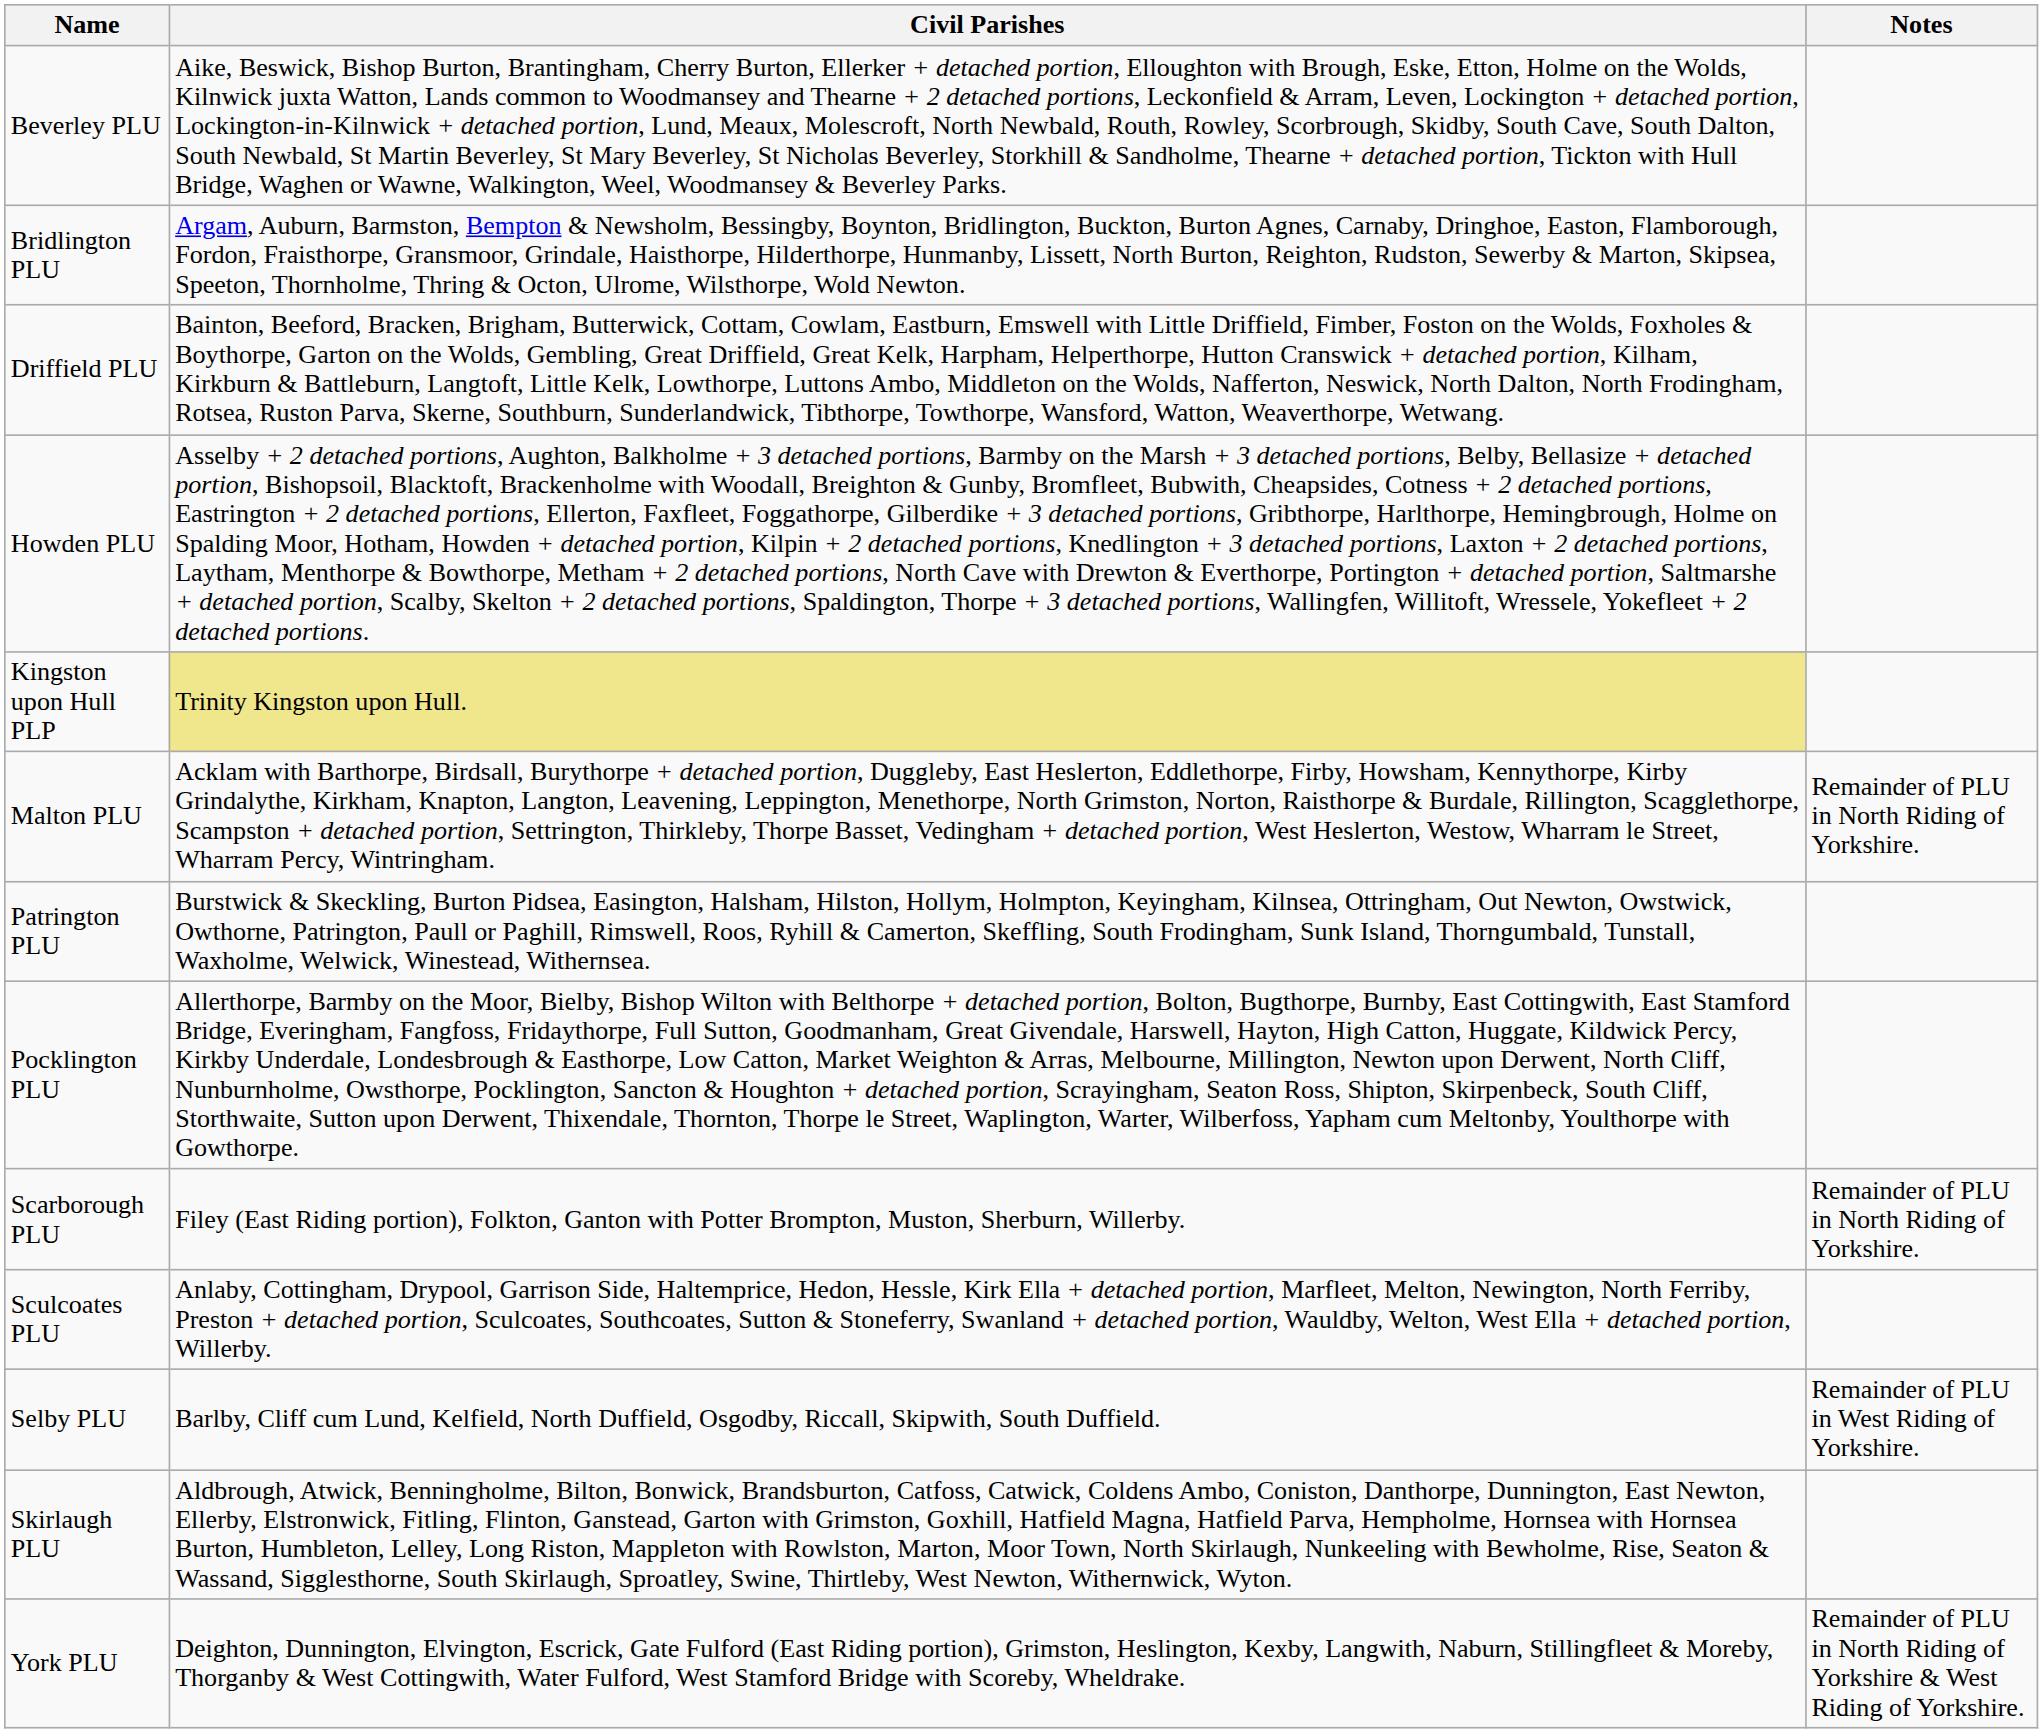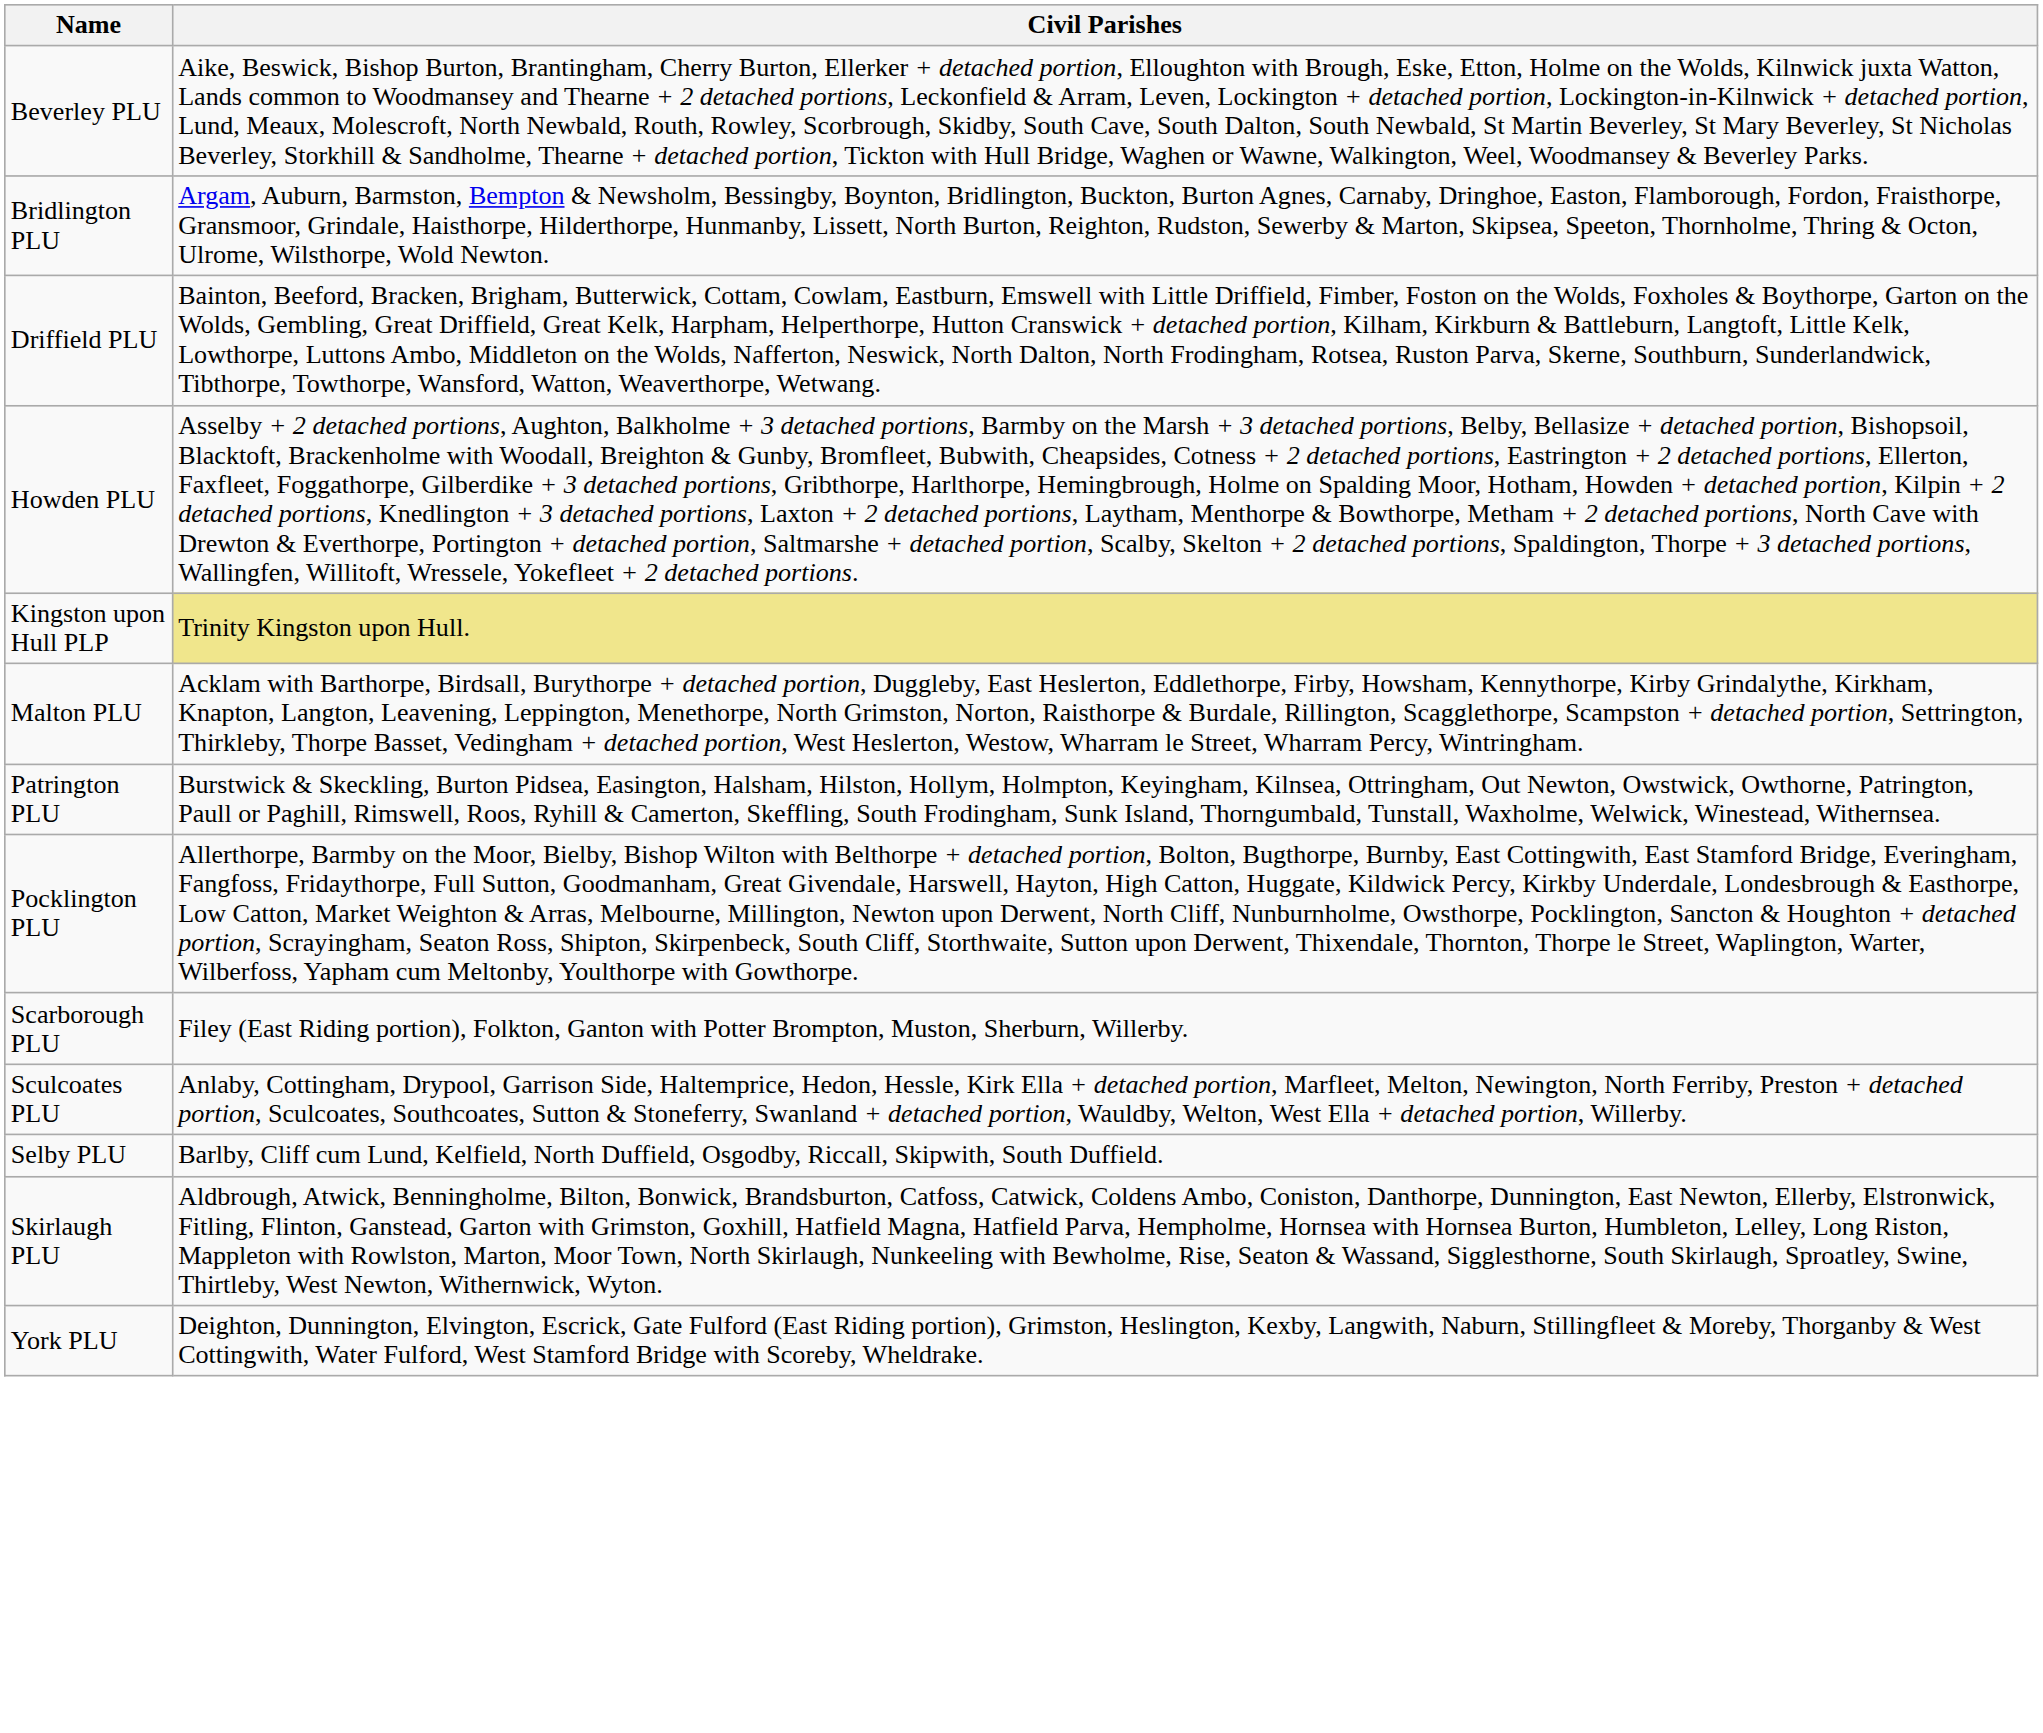- column: (1921, 25)
